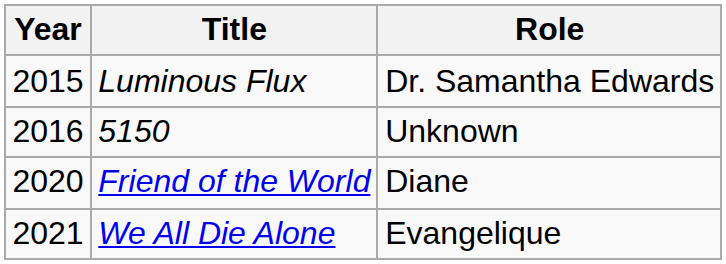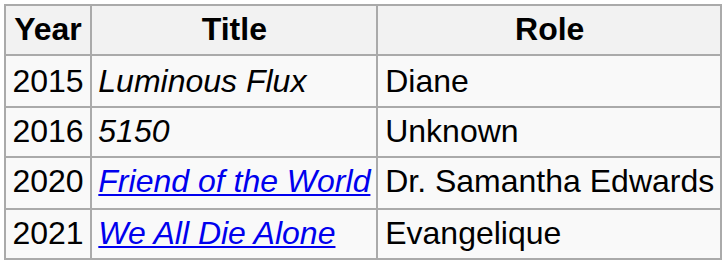(550, 80) Dr. Samantha Edwards -> (427, 80) Diane
(427, 182) Diane -> (550, 182) Dr. Samantha Edwards
